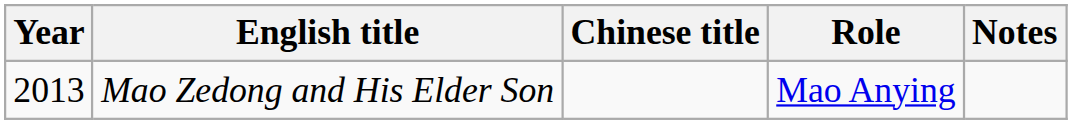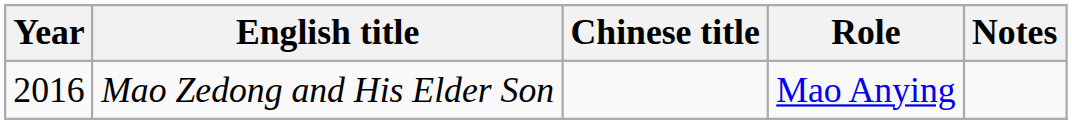(49, 89) 2013 -> (49, 89) 2016
